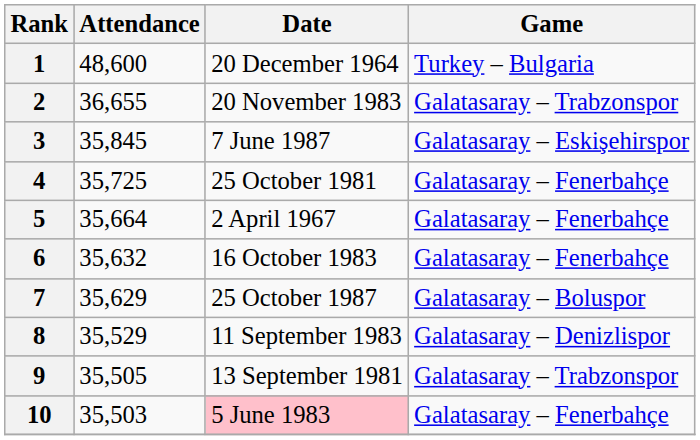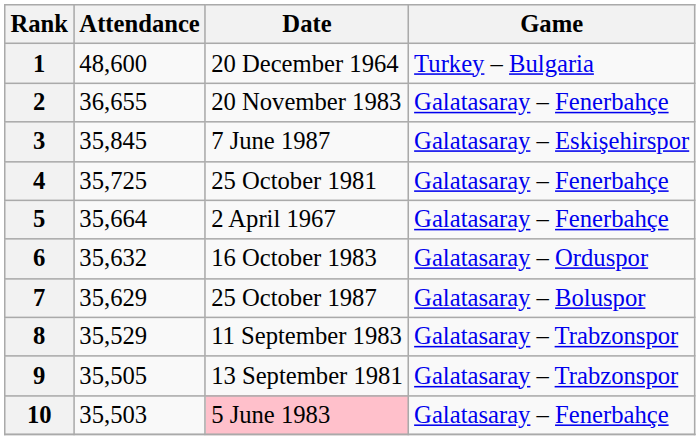(546, 102) Galatasaray – Trabzonspor -> (541, 102) Galatasaray – Fenerbahçe
(541, 258) Galatasaray – Fenerbahçe -> (531, 258) Galatasaray – Orduspor
(542, 336) Galatasaray – Denizlispor -> (546, 336) Galatasaray – Trabzonspor
